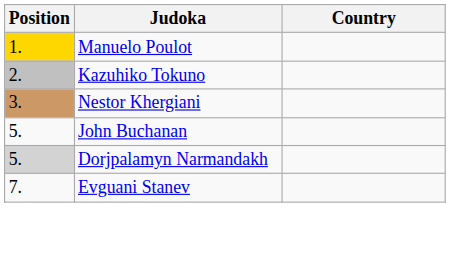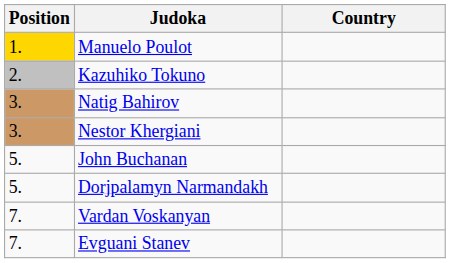+ row: (129, 103)
(15, 159) lightgrey background -> (15, 187) no background
+ row: (144, 215)
